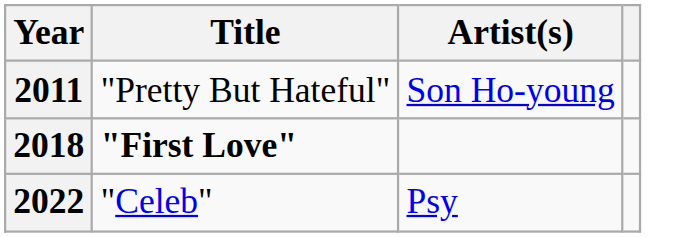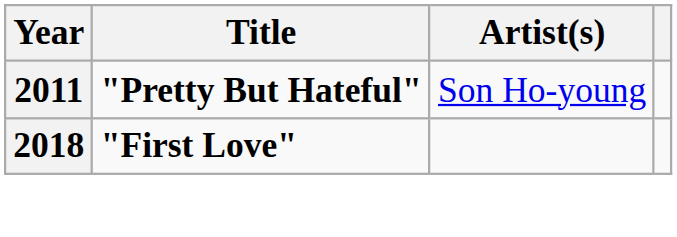(245, 88) normal -> (261, 88) bold
- row: (49, 201)
